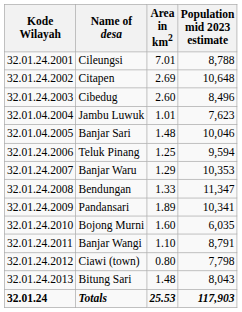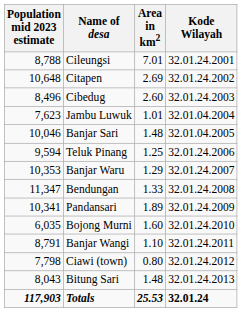columns swapped: (40, 28) <-> (208, 28)
